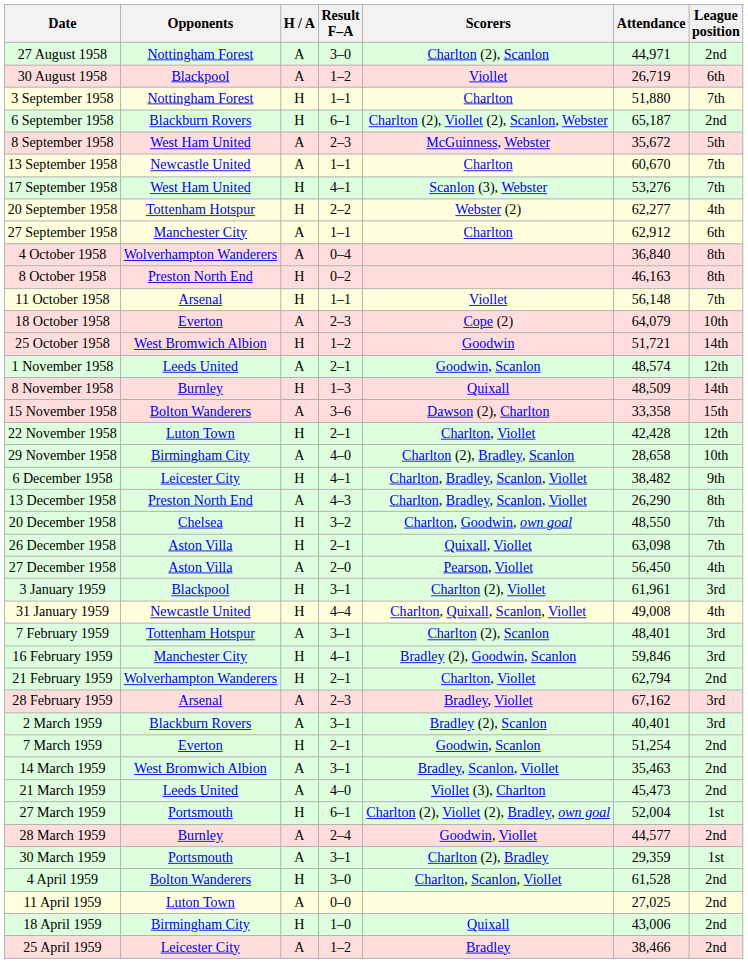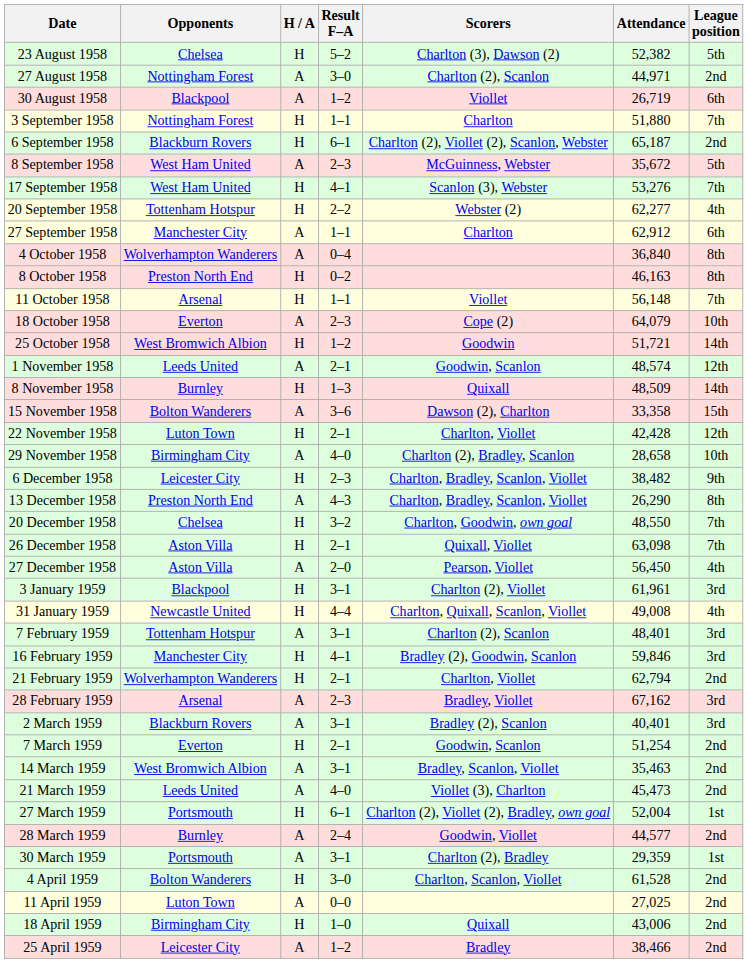+ row: (62, 53)
- row: (62, 165)
(341, 478) 4–1 -> (341, 478) 2–3
